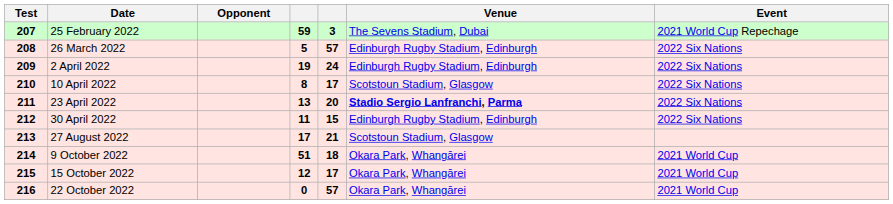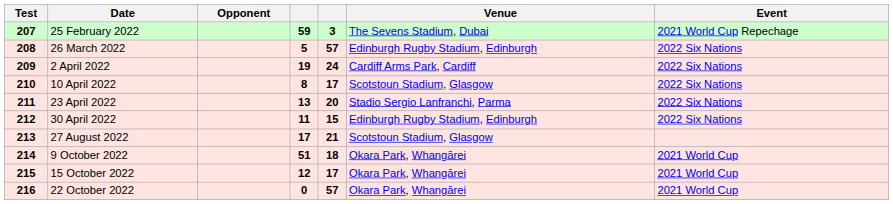(443, 66) Edinburgh Rugby Stadium, Edinburgh -> (412, 66) Cardiff Arms Park, Cardiff
(435, 102) bold -> (430, 102) normal
